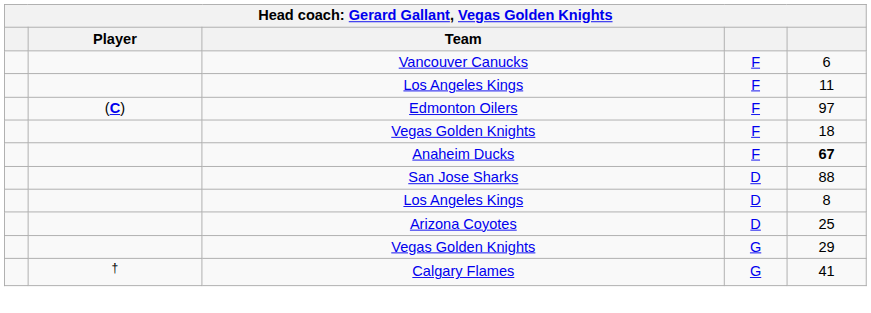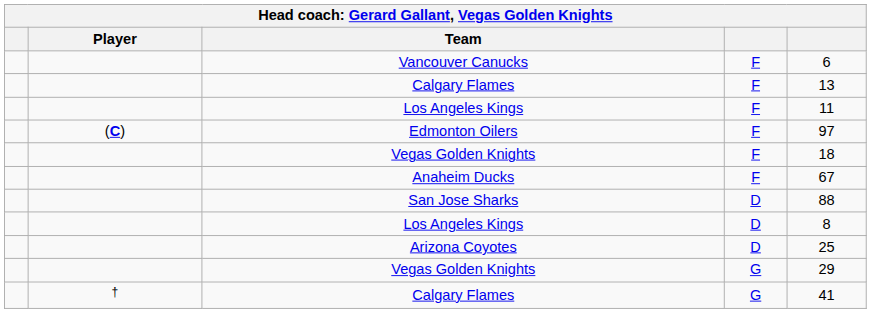+ row: (463, 85)
(827, 154) bold -> (827, 177) normal
